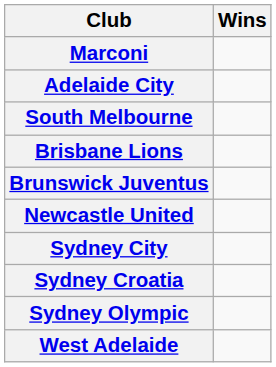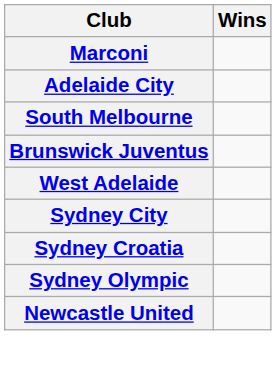- row: (109, 150)
rows swapped: (109, 215) <-> (109, 345)
